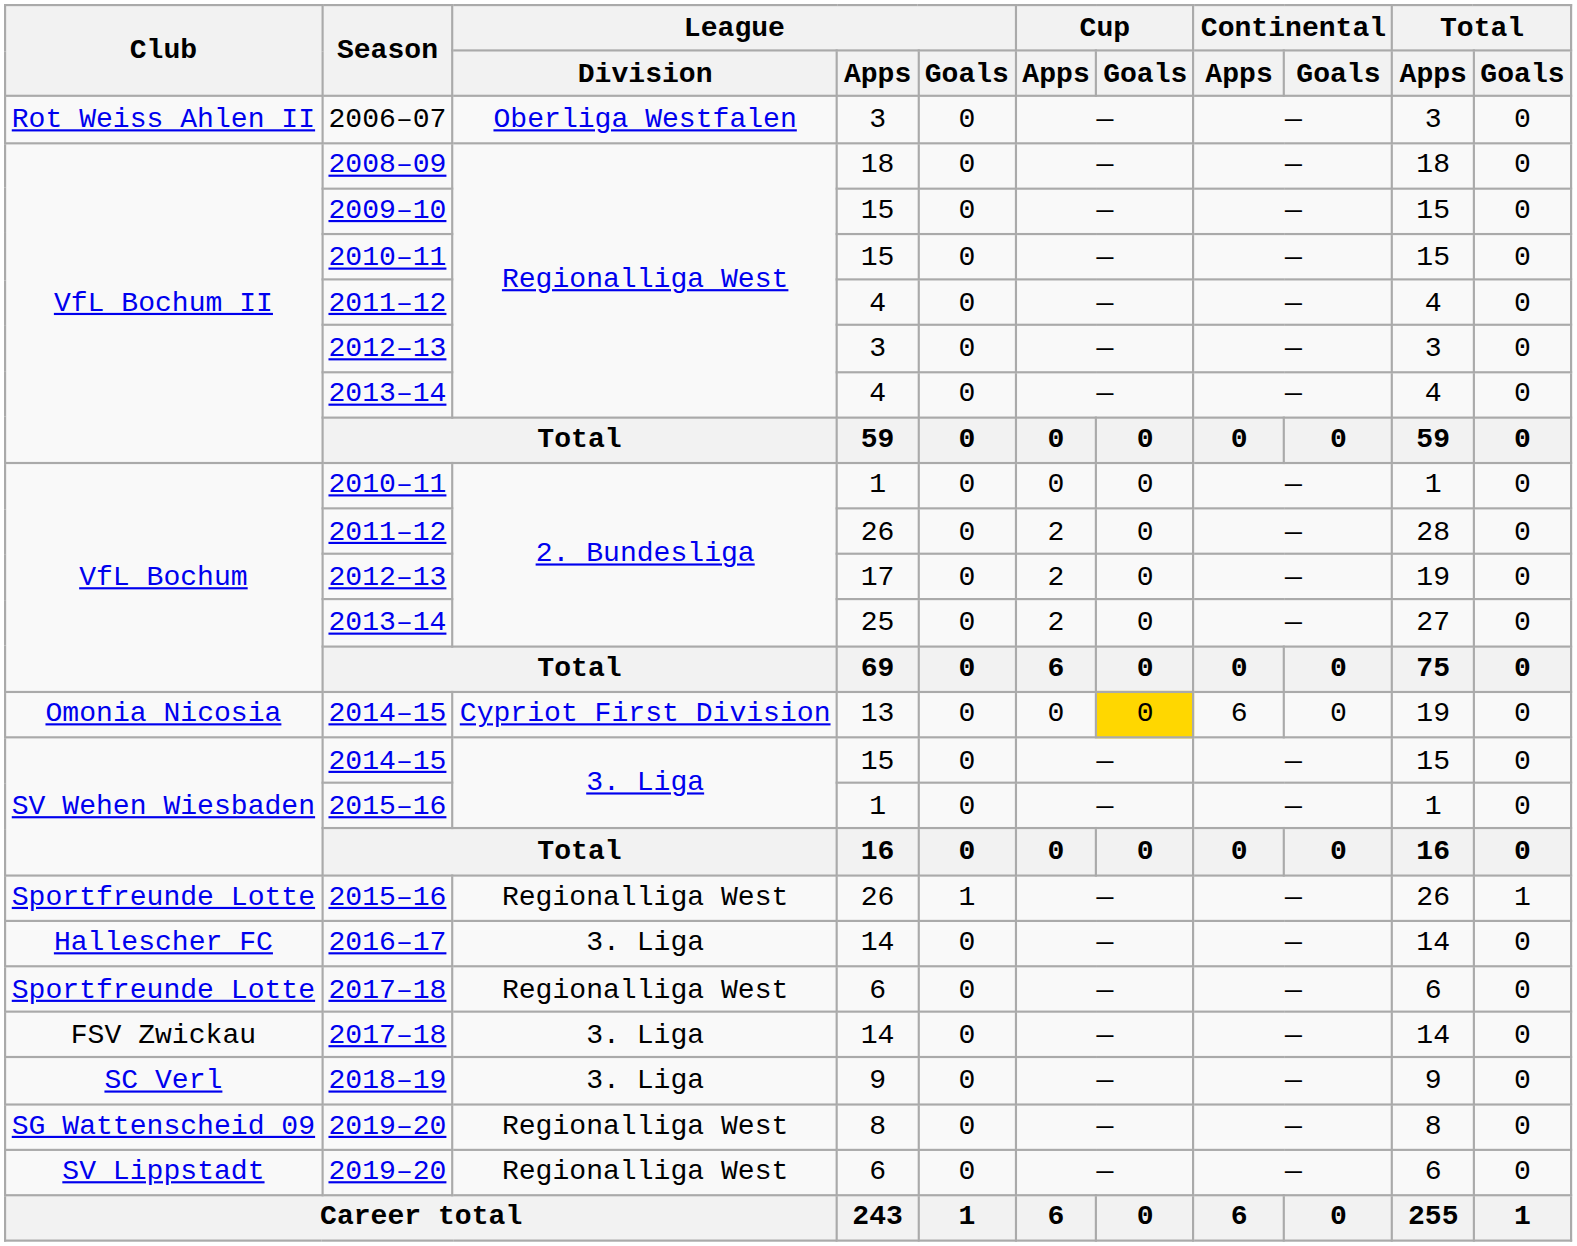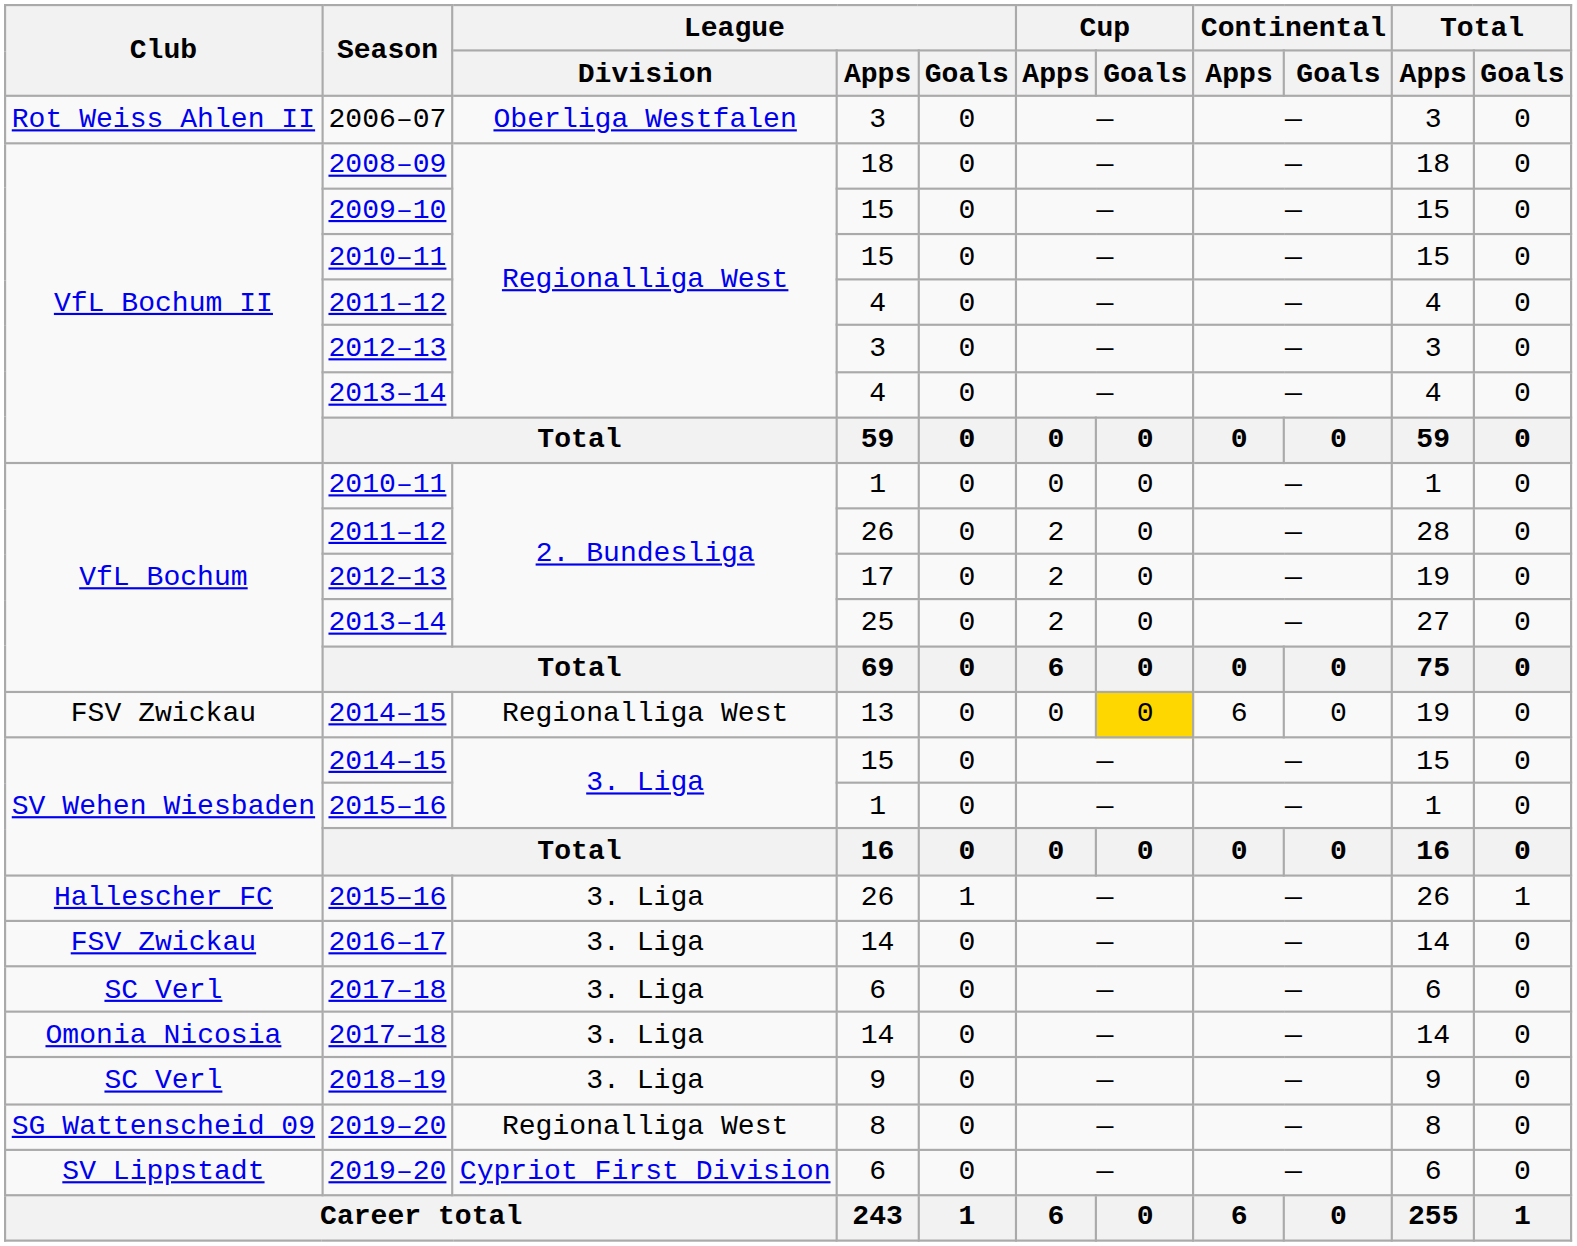(163, 714) Omonia Nicosia -> (163, 714) FSV Zwickau
(645, 714) Cypriot First Division -> (645, 714) Regionalliga West
(163, 897) Sportfreunde Lotte -> (163, 897) Hallescher FC
(645, 897) Regionalliga West -> (645, 897) 3. Liga
(163, 943) Hallescher FC -> (163, 943) FSV Zwickau
(163, 989) Sportfreunde Lotte -> (163, 989) SC Verl
(645, 989) Regionalliga West -> (645, 989) 3. Liga
(163, 1035) FSV Zwickau -> (163, 1035) Omonia Nicosia
(645, 1172) Regionalliga West -> (645, 1172) Cypriot First Division
